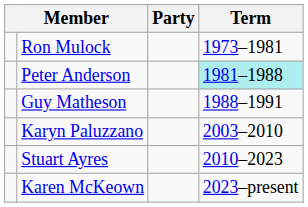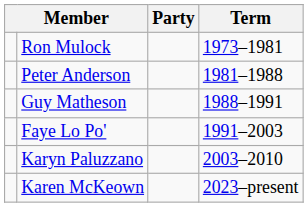(243, 74) paleturquoise background -> (243, 74) no background
+ row: (64, 131)
- row: (65, 159)
